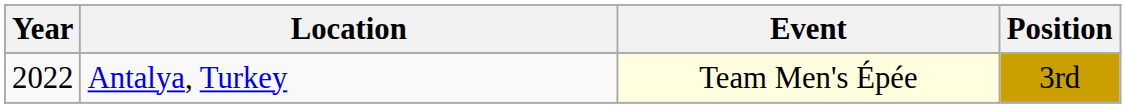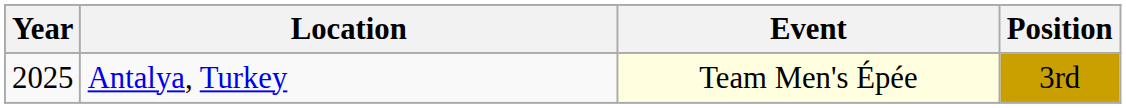(43, 77) 2022 -> (43, 77) 2025
